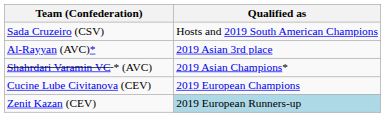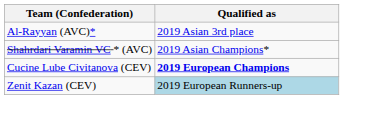- row: (56, 31)
(238, 85) normal -> (223, 67) bold
